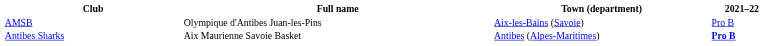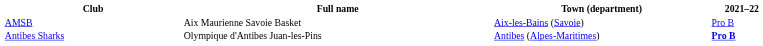(253, 22) Olympique d'Antibes Juan-les-Pins -> (242, 22) Aix Maurienne Savoie Basket
(242, 36) Aix Maurienne Savoie Basket -> (253, 36) Olympique d'Antibes Juan-les-Pins
